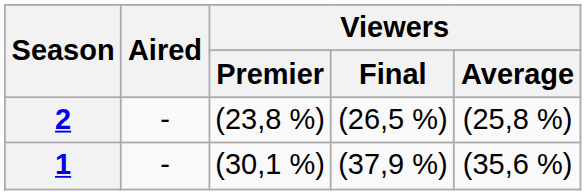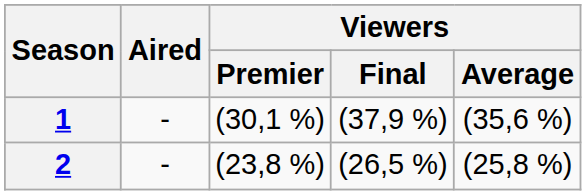rows swapped: (63, 165) <-> (63, 119)
